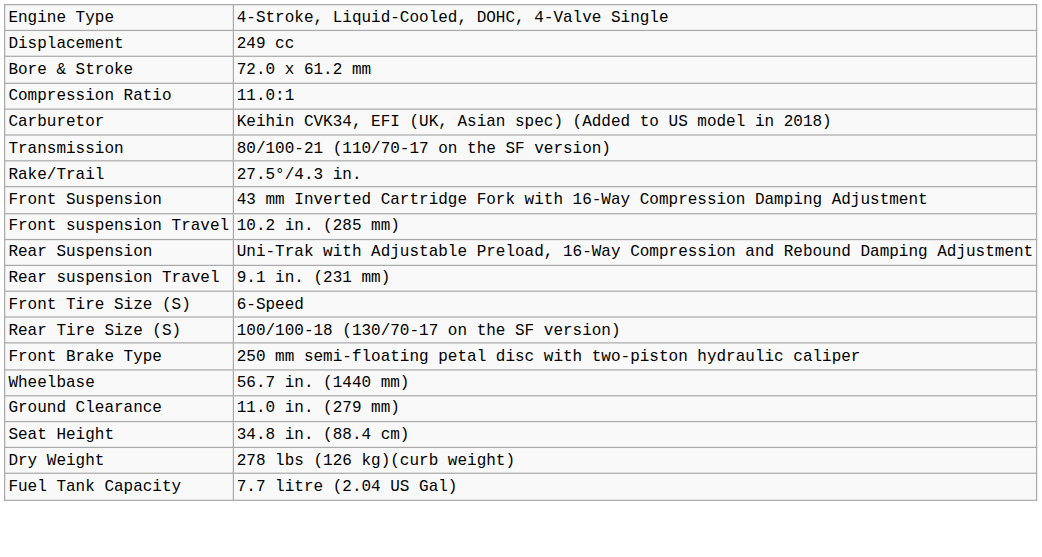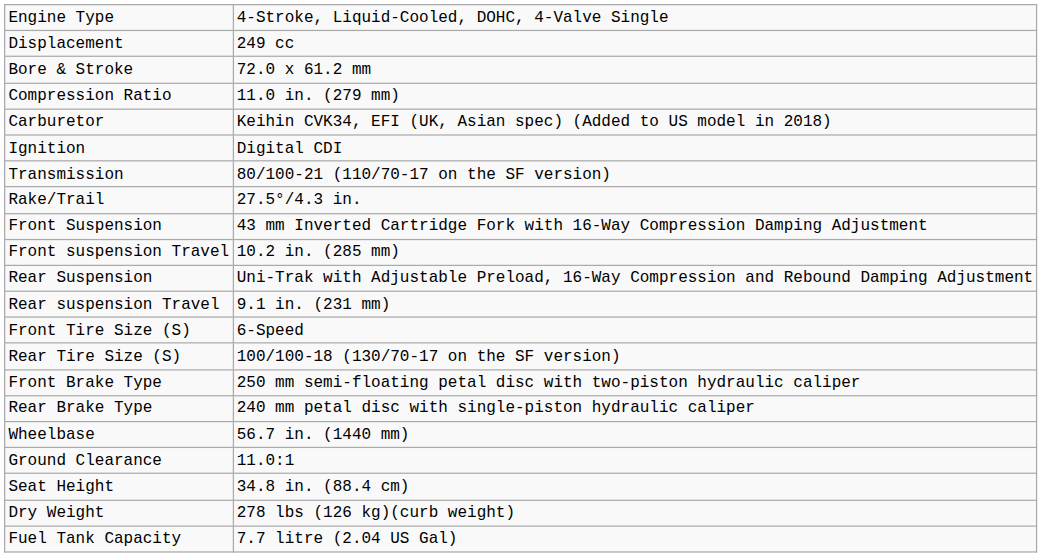(266, 96) 11.0:1 -> (318, 96) 11.0 in. (279 mm)
+ row: (47, 148)
+ row: (80, 409)
(318, 409) 11.0 in. (279 mm) -> (266, 461) 11.0:1
